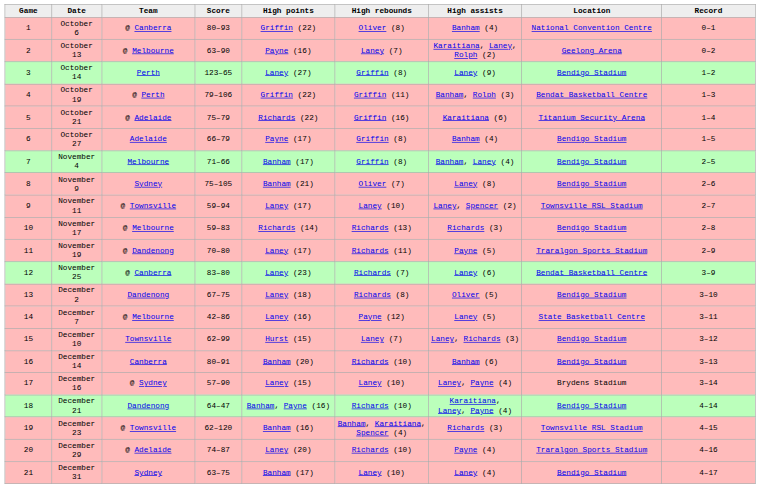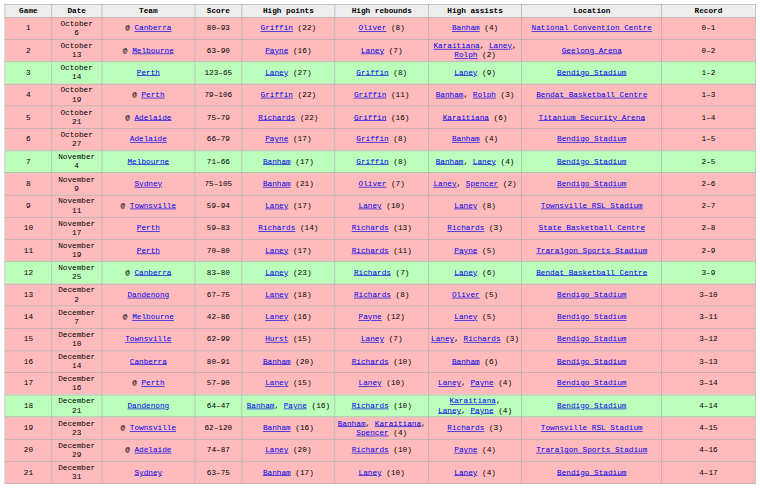(475, 184) Laney (8) -> (475, 184) Laney, Spencer (2)
(475, 206) Laney, Spencer (2) -> (475, 206) Laney (8)
(148, 228) @ Melbourne -> (148, 228) Perth
(592, 228) Bendigo Stadium -> (592, 228) State Basketball Centre
(148, 250) @ Dandenong -> (148, 250) Perth
(592, 317) State Basketball Centre -> (592, 317) Bendigo Stadium
(148, 384) @ Sydney -> (148, 384) @ Perth
(592, 384) Brydens Stadium -> (592, 384) Bendigo Stadium
